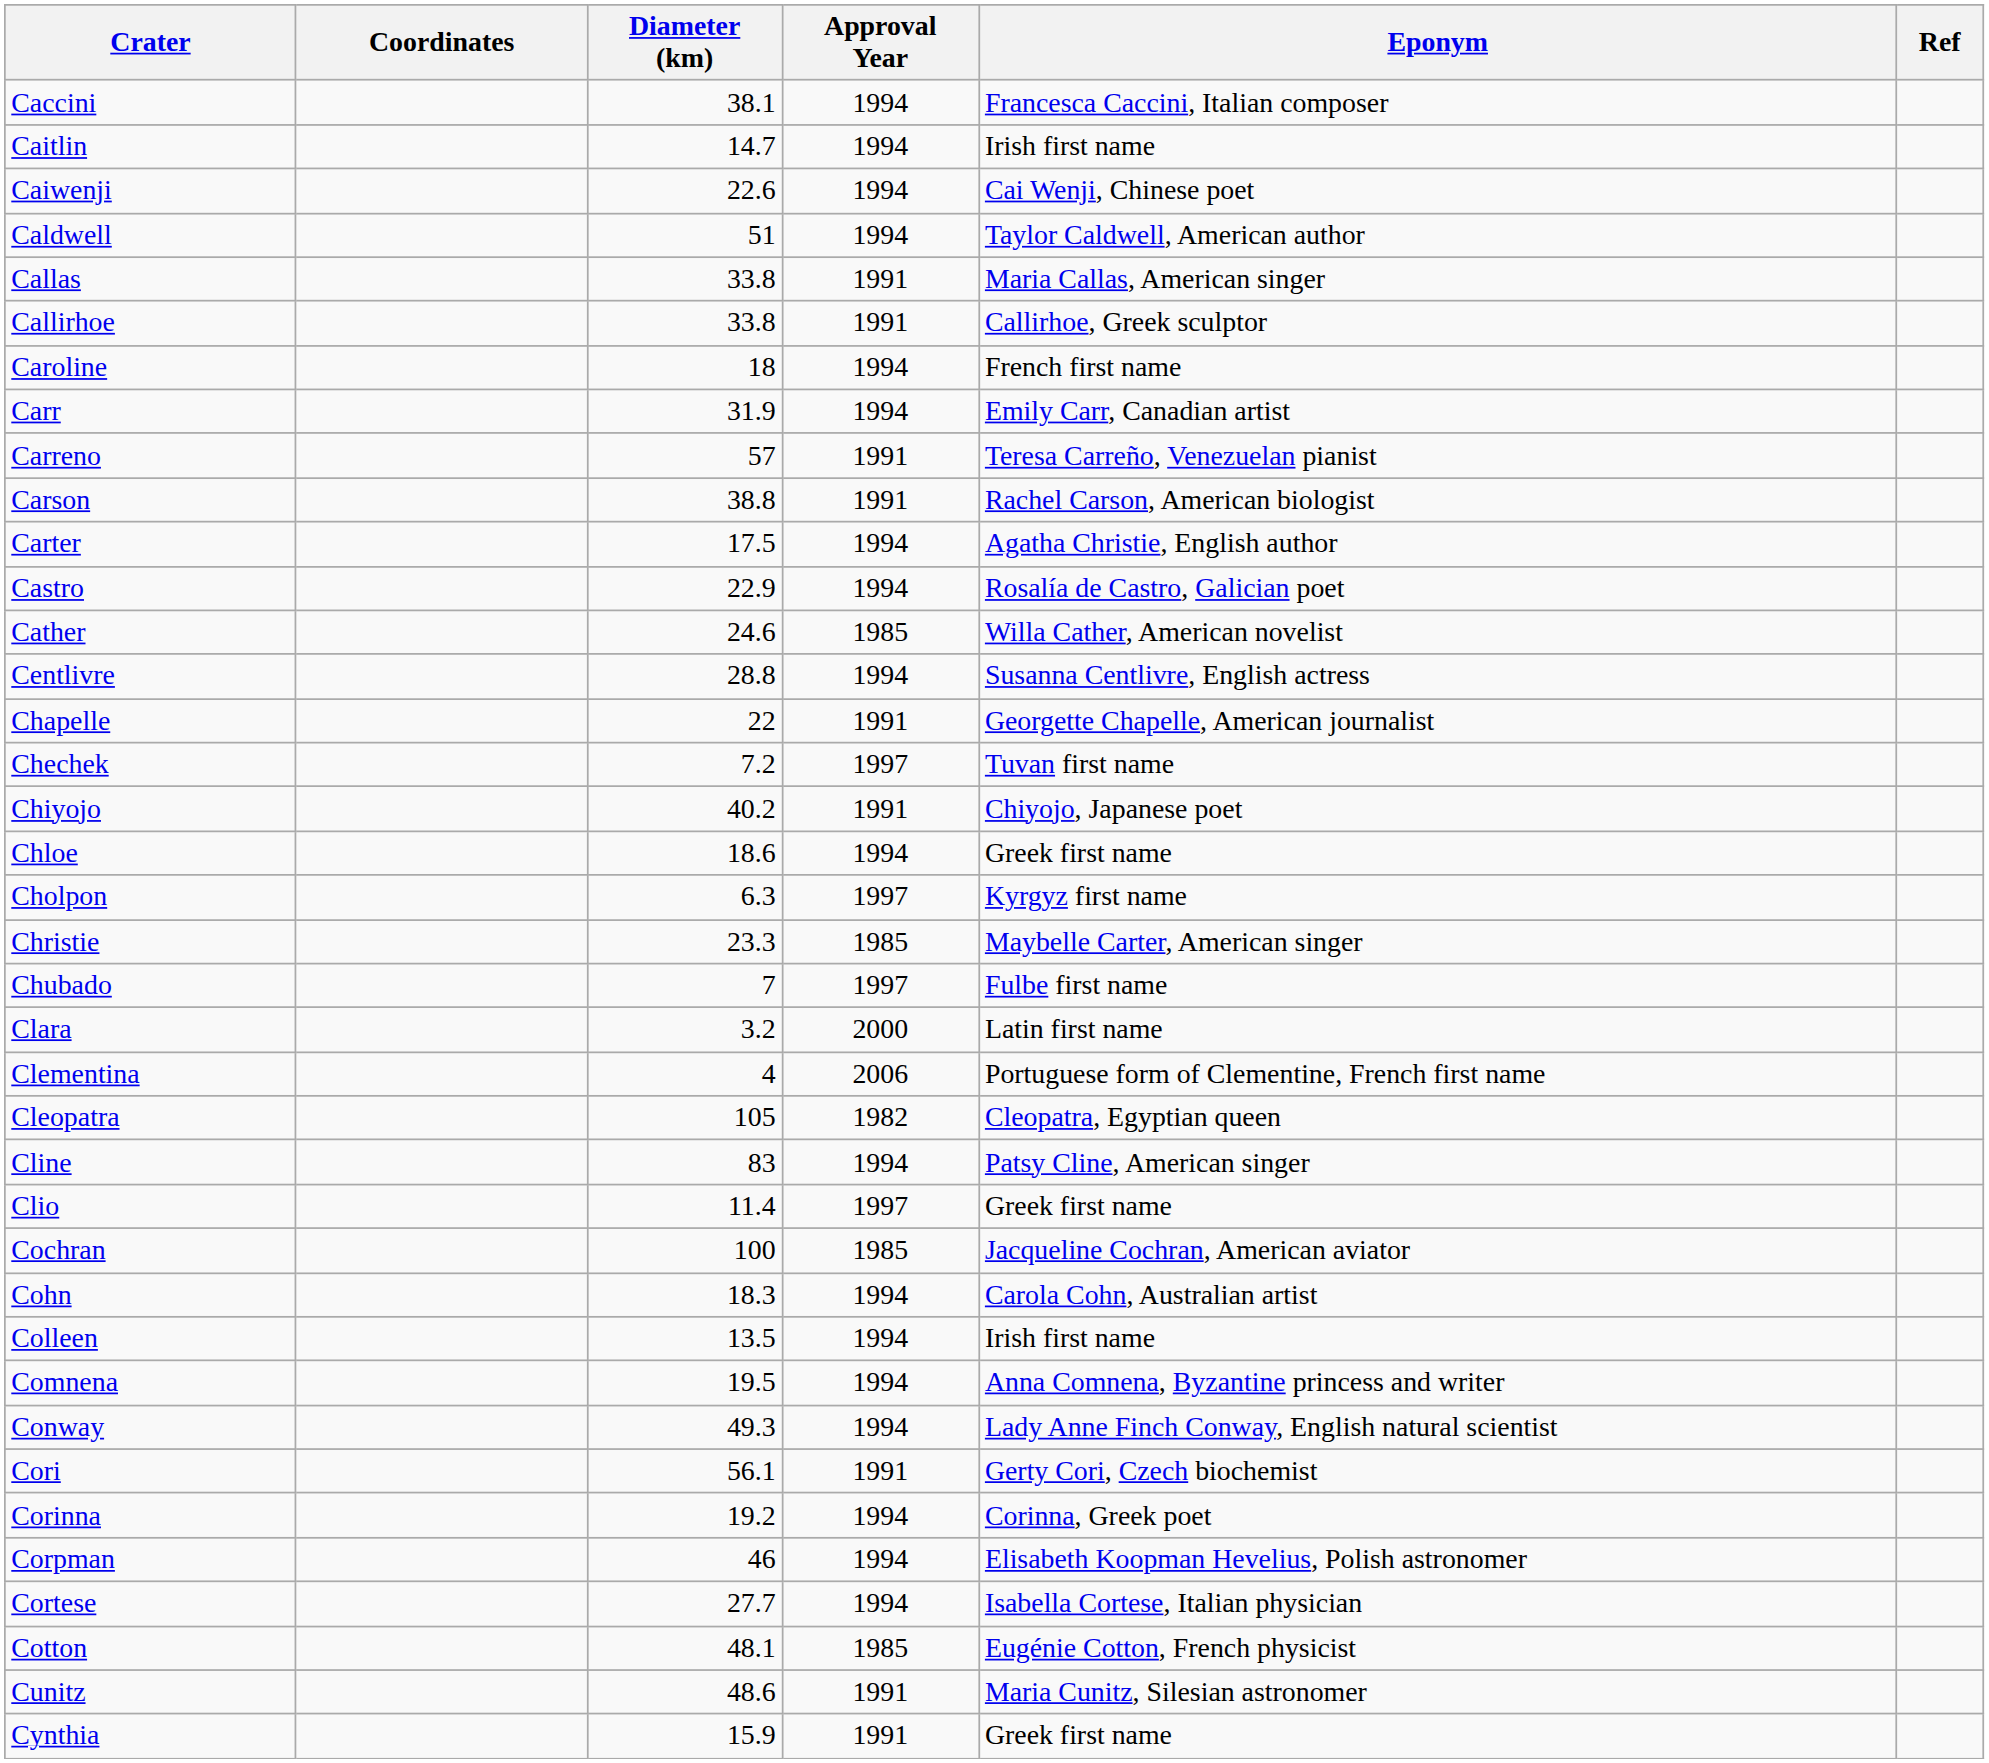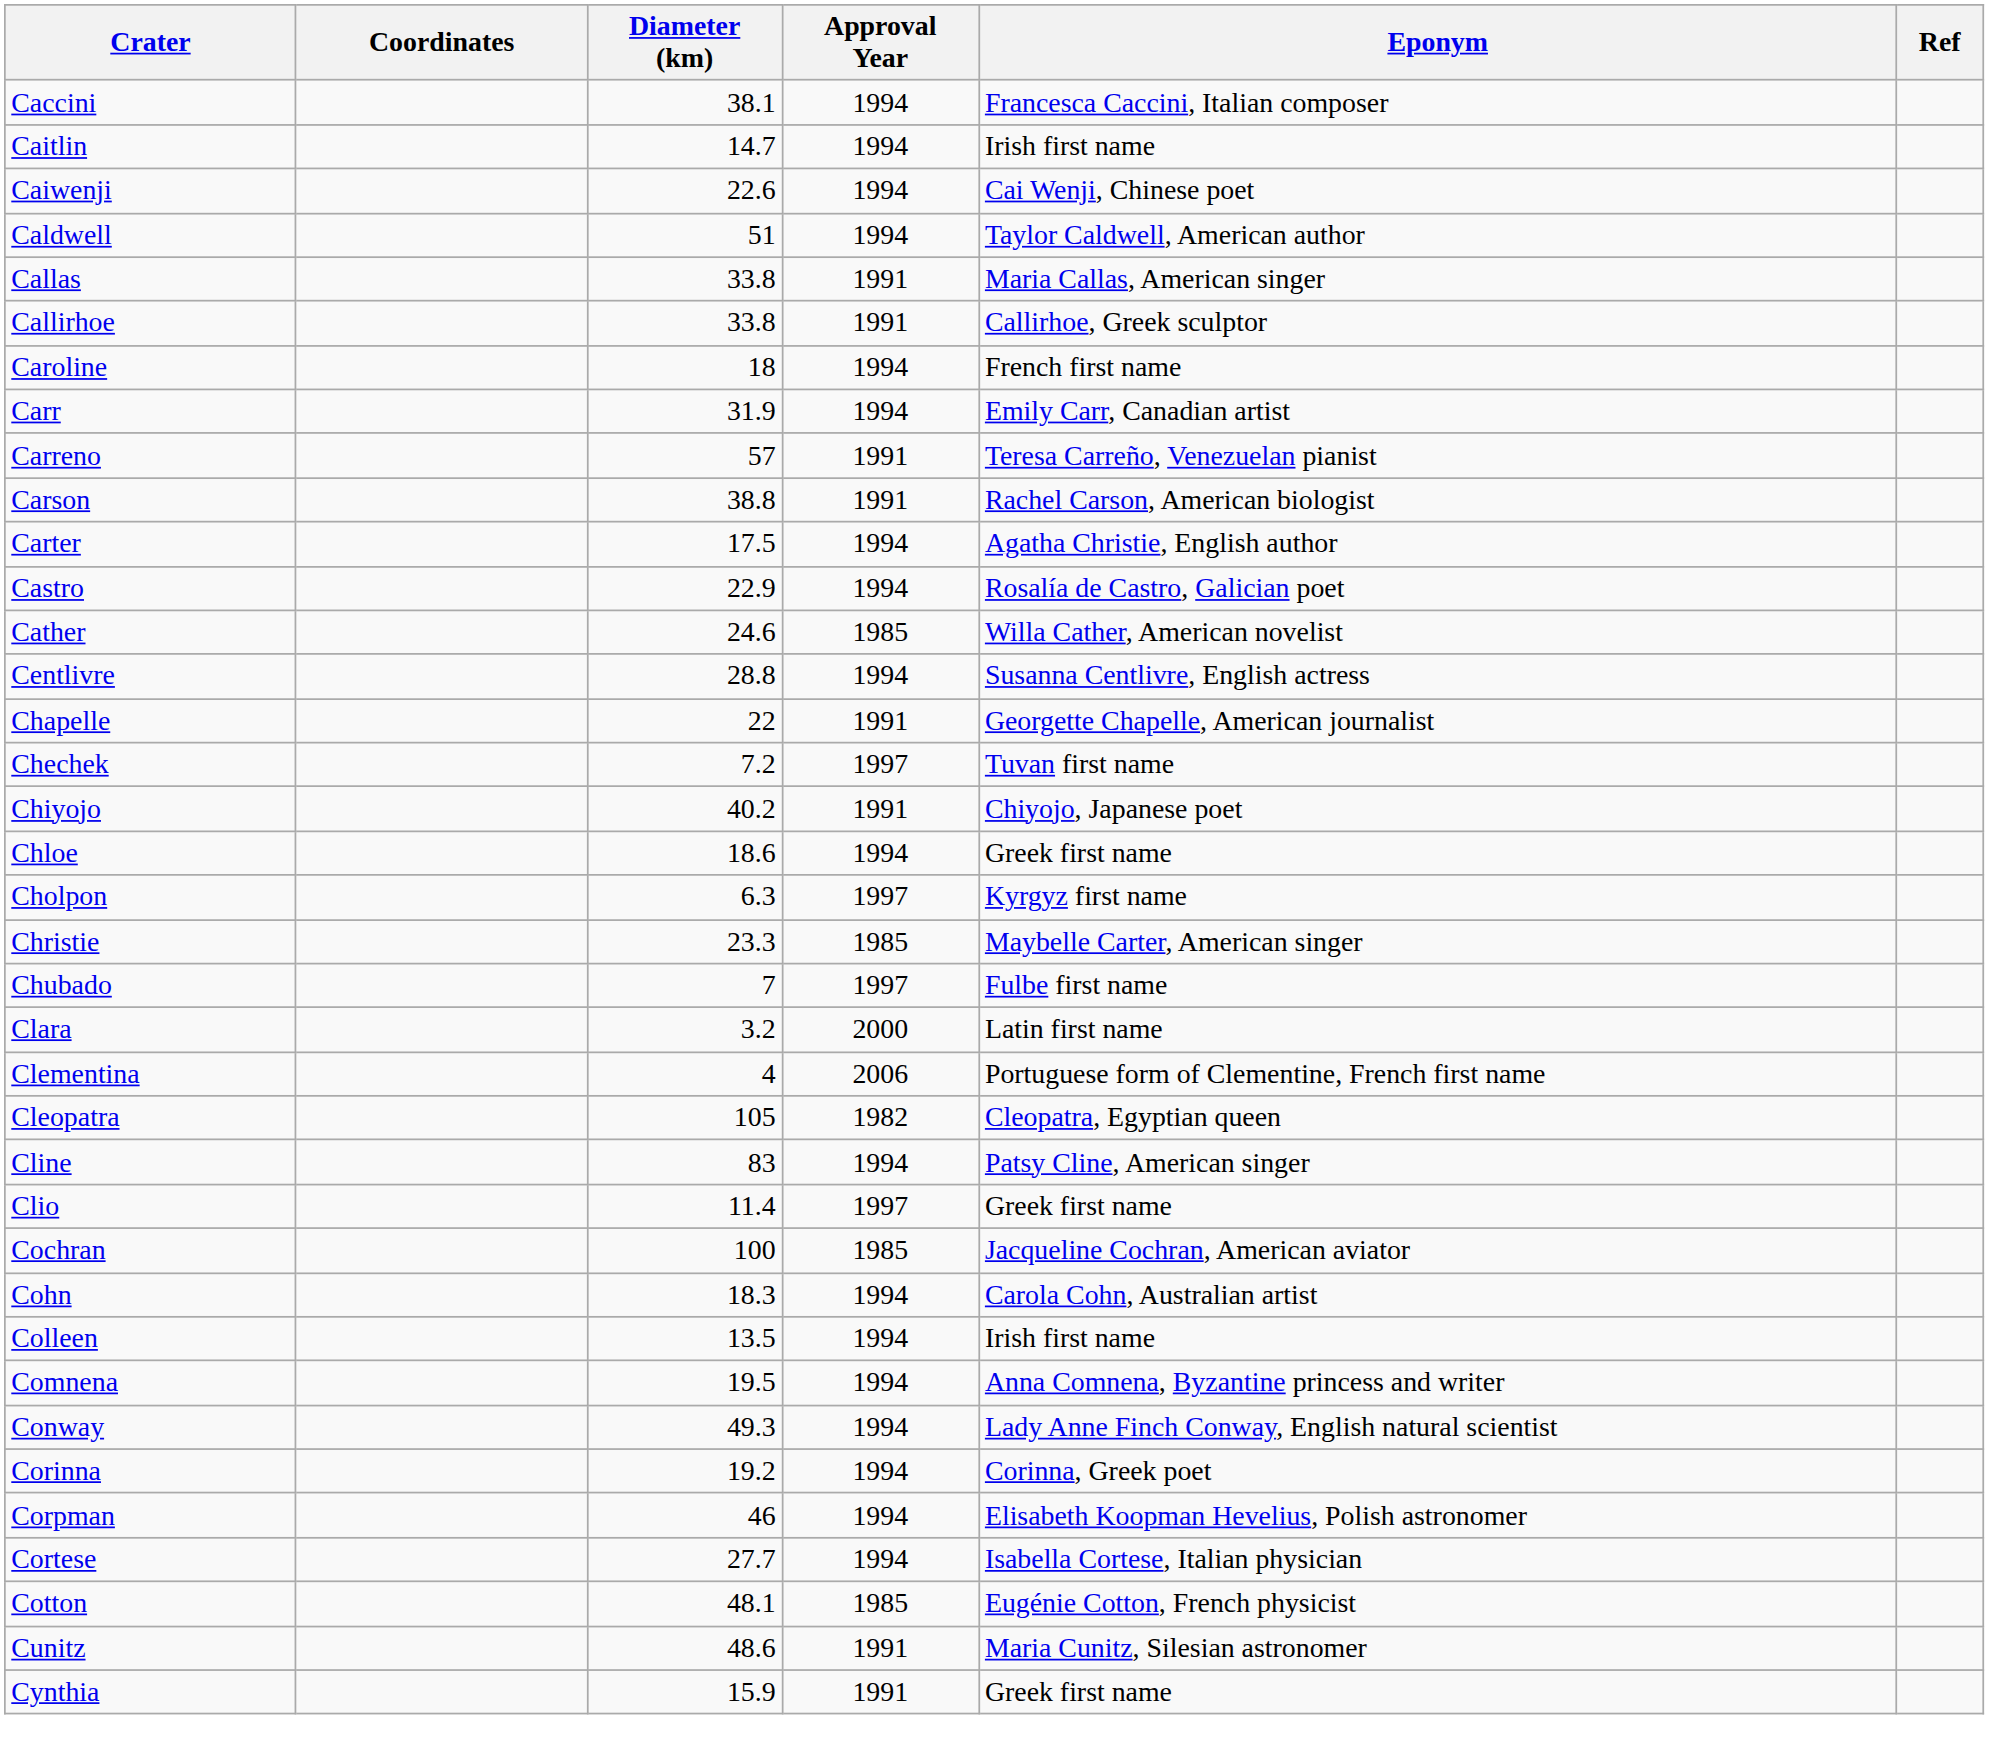- row: (36, 1470)
